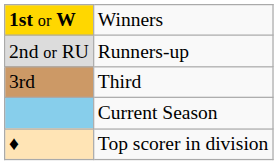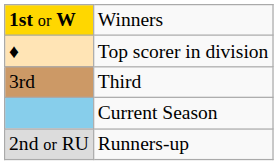rows swapped: (49, 50) <-> (14, 143)
